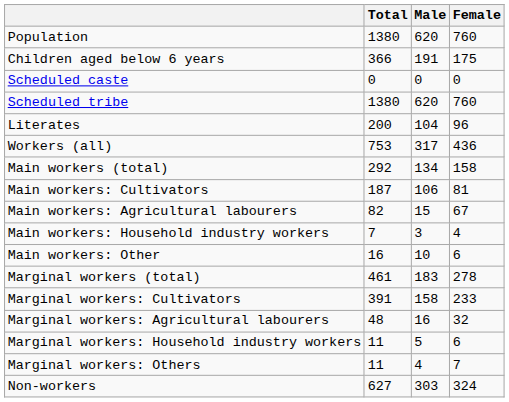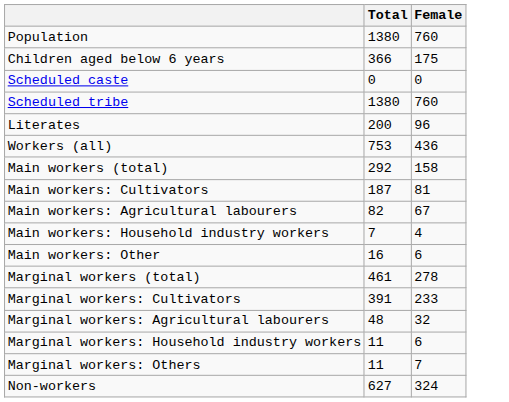- column: (430, 15)
